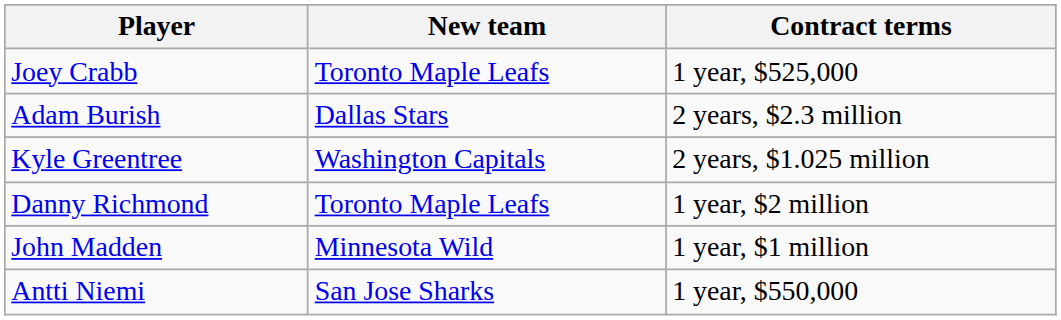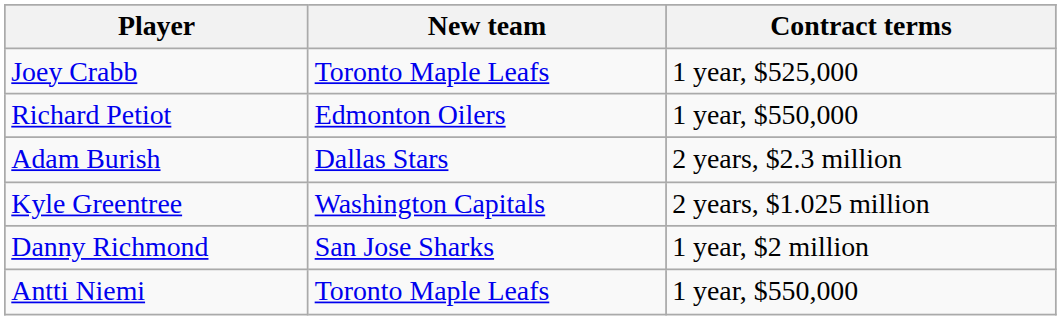+ row: (91, 114)
(432, 203) Toronto Maple Leafs -> (404, 247) San Jose Sharks
- row: (87, 247)
(404, 291) San Jose Sharks -> (432, 291) Toronto Maple Leafs
